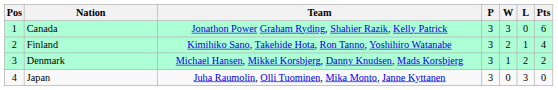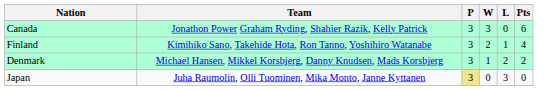- column: (14, 12)
(491, 77) no background -> (471, 77) khaki background
